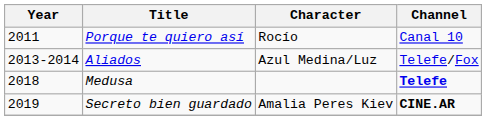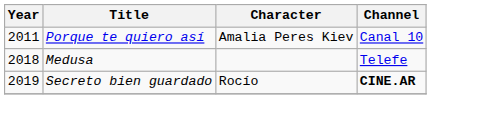(278, 38) Rocío -> (286, 38) Amalia Peres Kiev
- row: (113, 60)
(423, 82) bold -> (384, 60) normal
(326, 104) Amalia Peres Kiev -> (239, 82) Rocío
